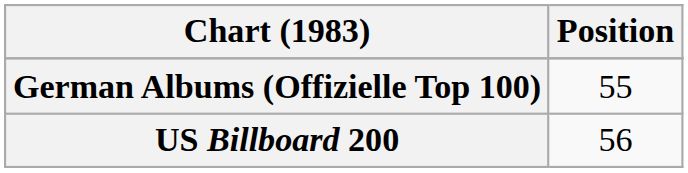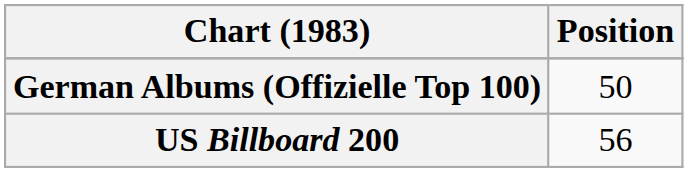(616, 85) 55 -> (616, 85) 50
